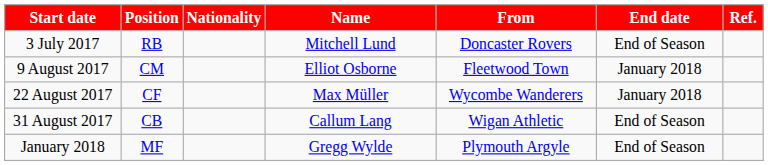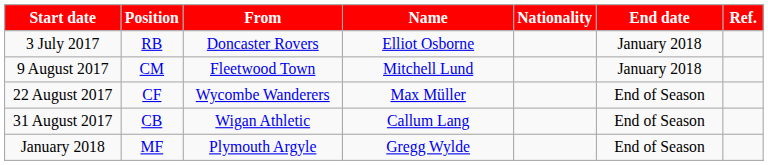columns swapped: (224, 17) <-> (516, 17)
(350, 43) Mitchell Lund -> (428, 43) Elliot Osborne
(660, 43) End of Season -> (660, 43) January 2018
(351, 69) Elliot Osborne -> (428, 69) Mitchell Lund
(660, 95) January 2018 -> (660, 95) End of Season
